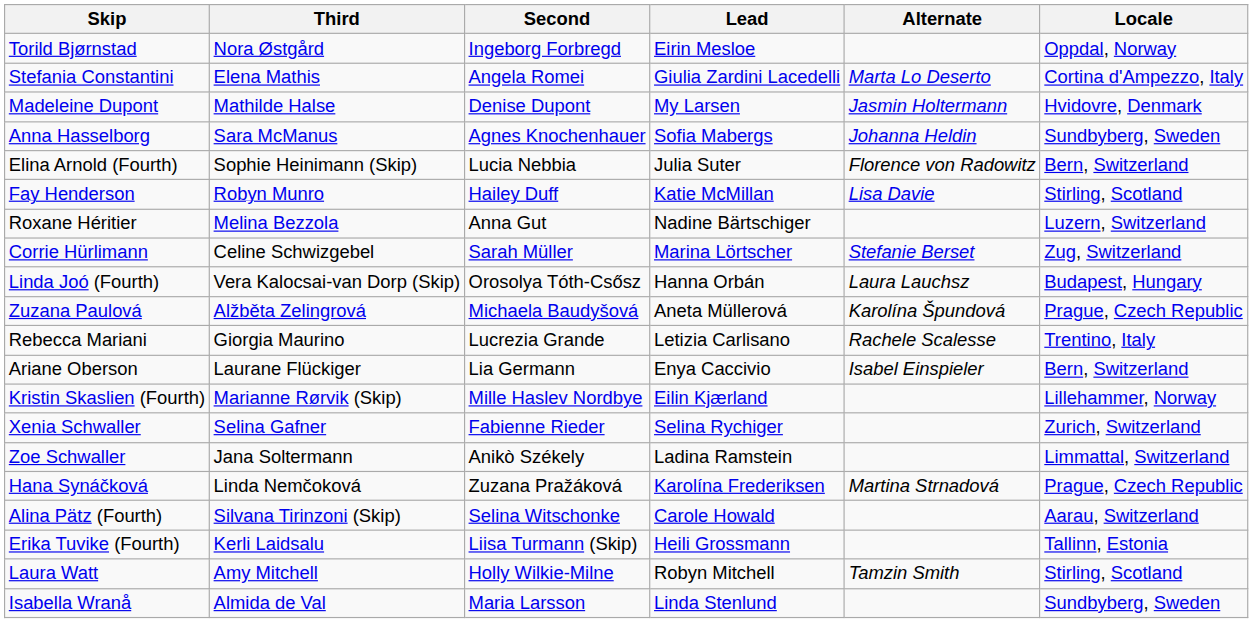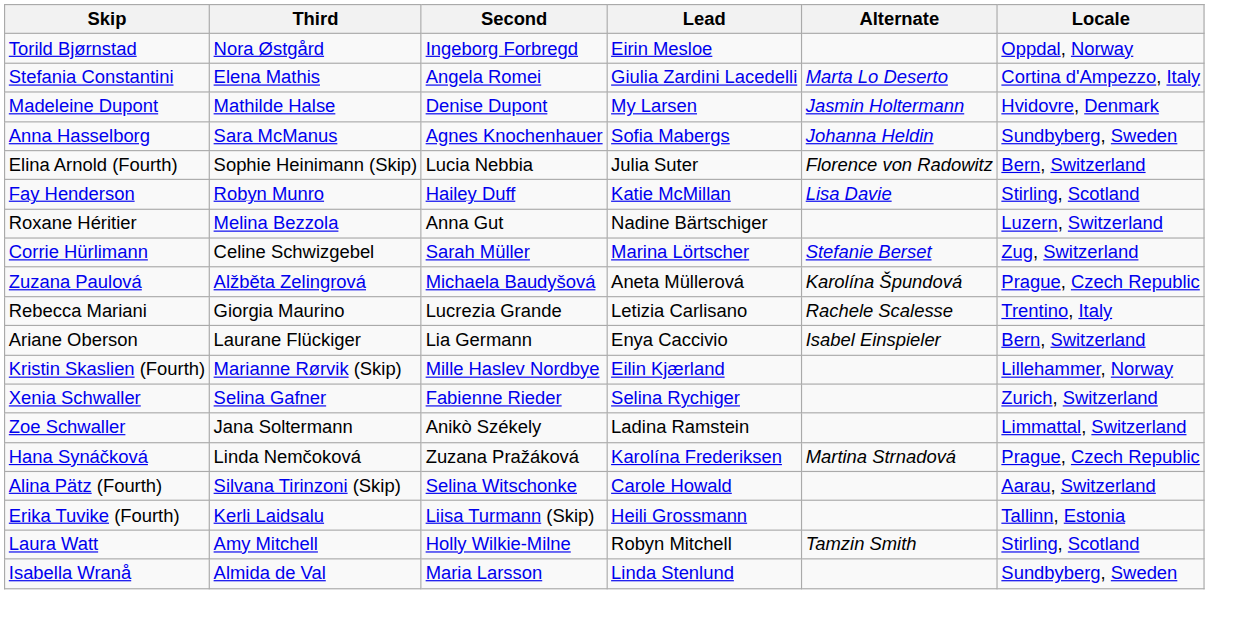- row: (84, 281)
